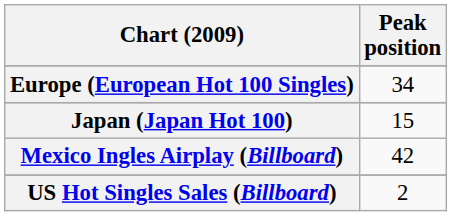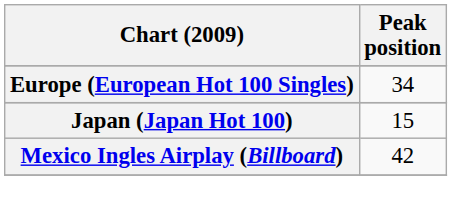- row: (182, 192)
